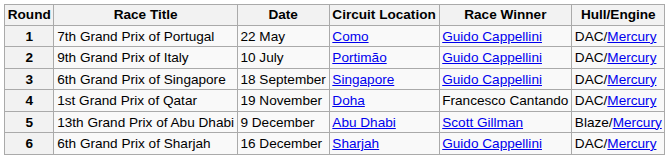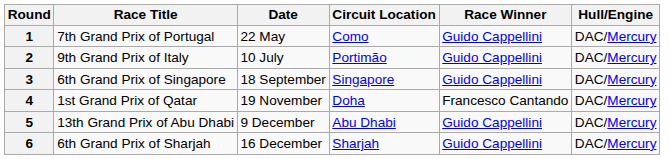(483, 122) Scott Gillman -> (492, 122) Guido Cappellini
(618, 122) Blaze/Mercury -> (616, 122) DAC/Mercury
